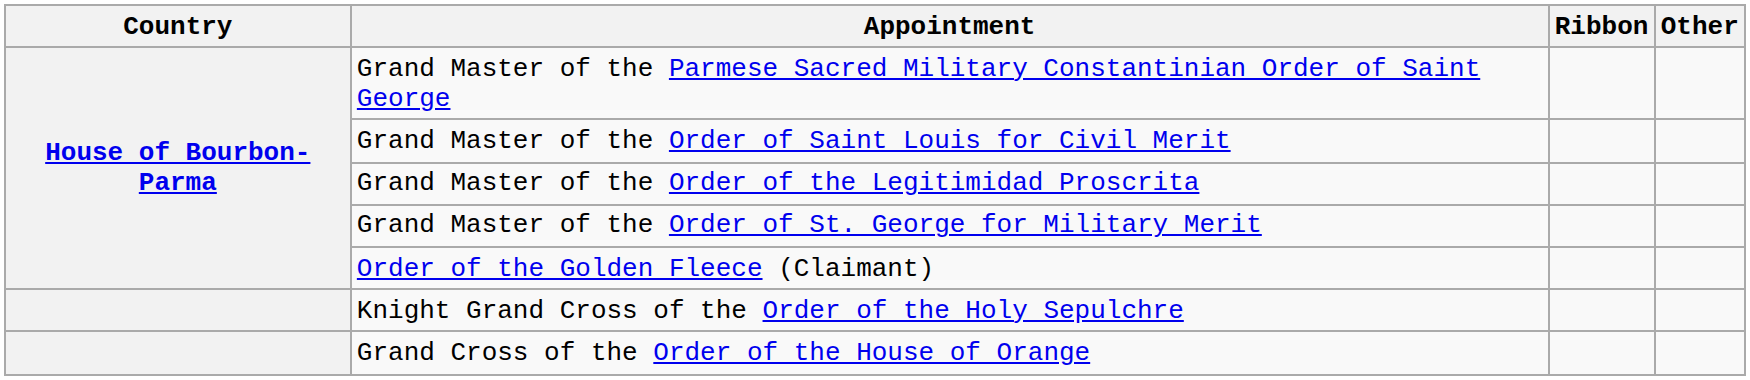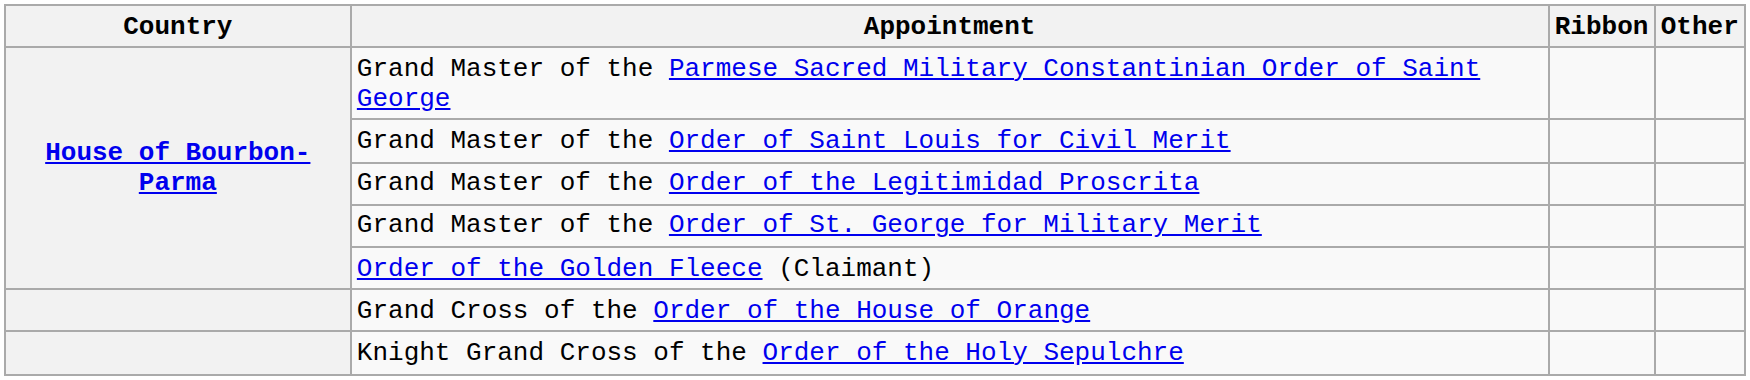rows swapped: (770, 310) <-> (724, 353)
